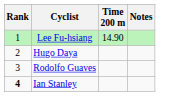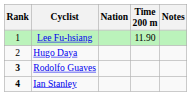+ column: (114, 17)
(113, 38) 14.90 -> (145, 38) 11.90
(18, 68) normal -> (18, 68) bold
